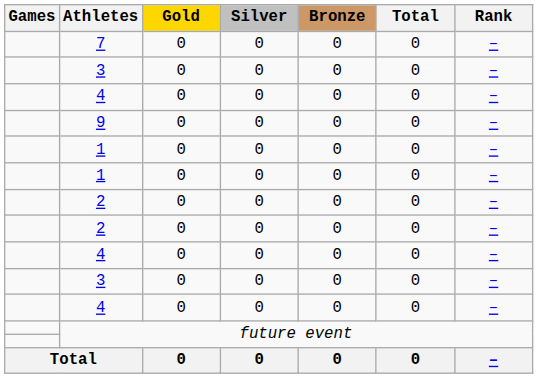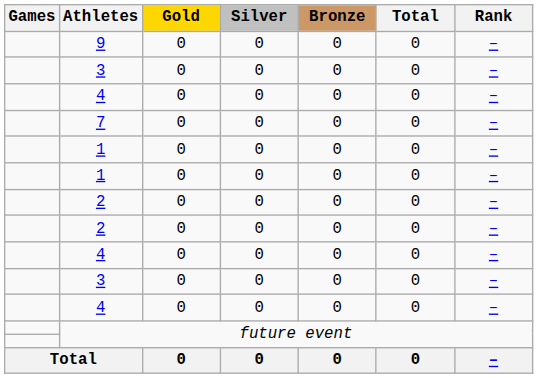rows swapped: (101, 123) <-> (101, 44)
